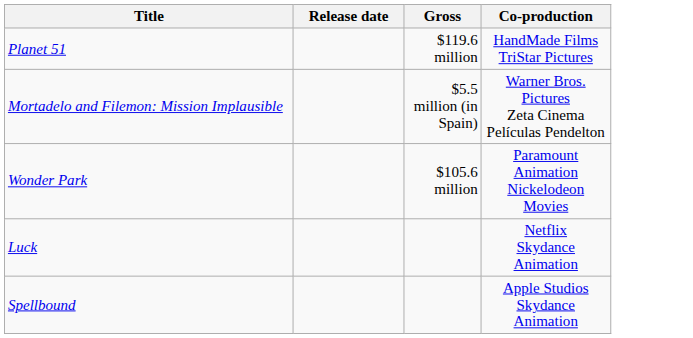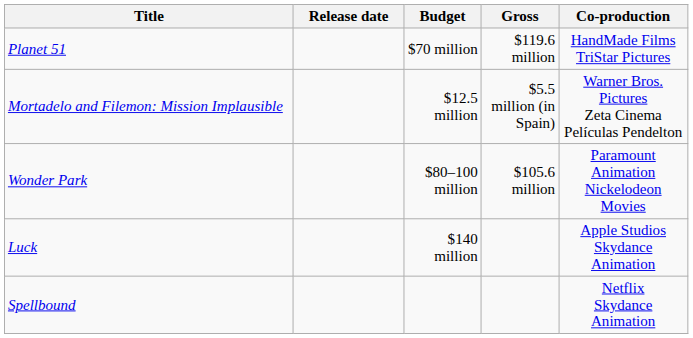+ column: (442, 16)
(546, 247) Netflix Skydance Animation -> (623, 247) Apple Studios Skydance Animation
(546, 304) Apple Studios Skydance Animation -> (623, 304) Netflix Skydance Animation
